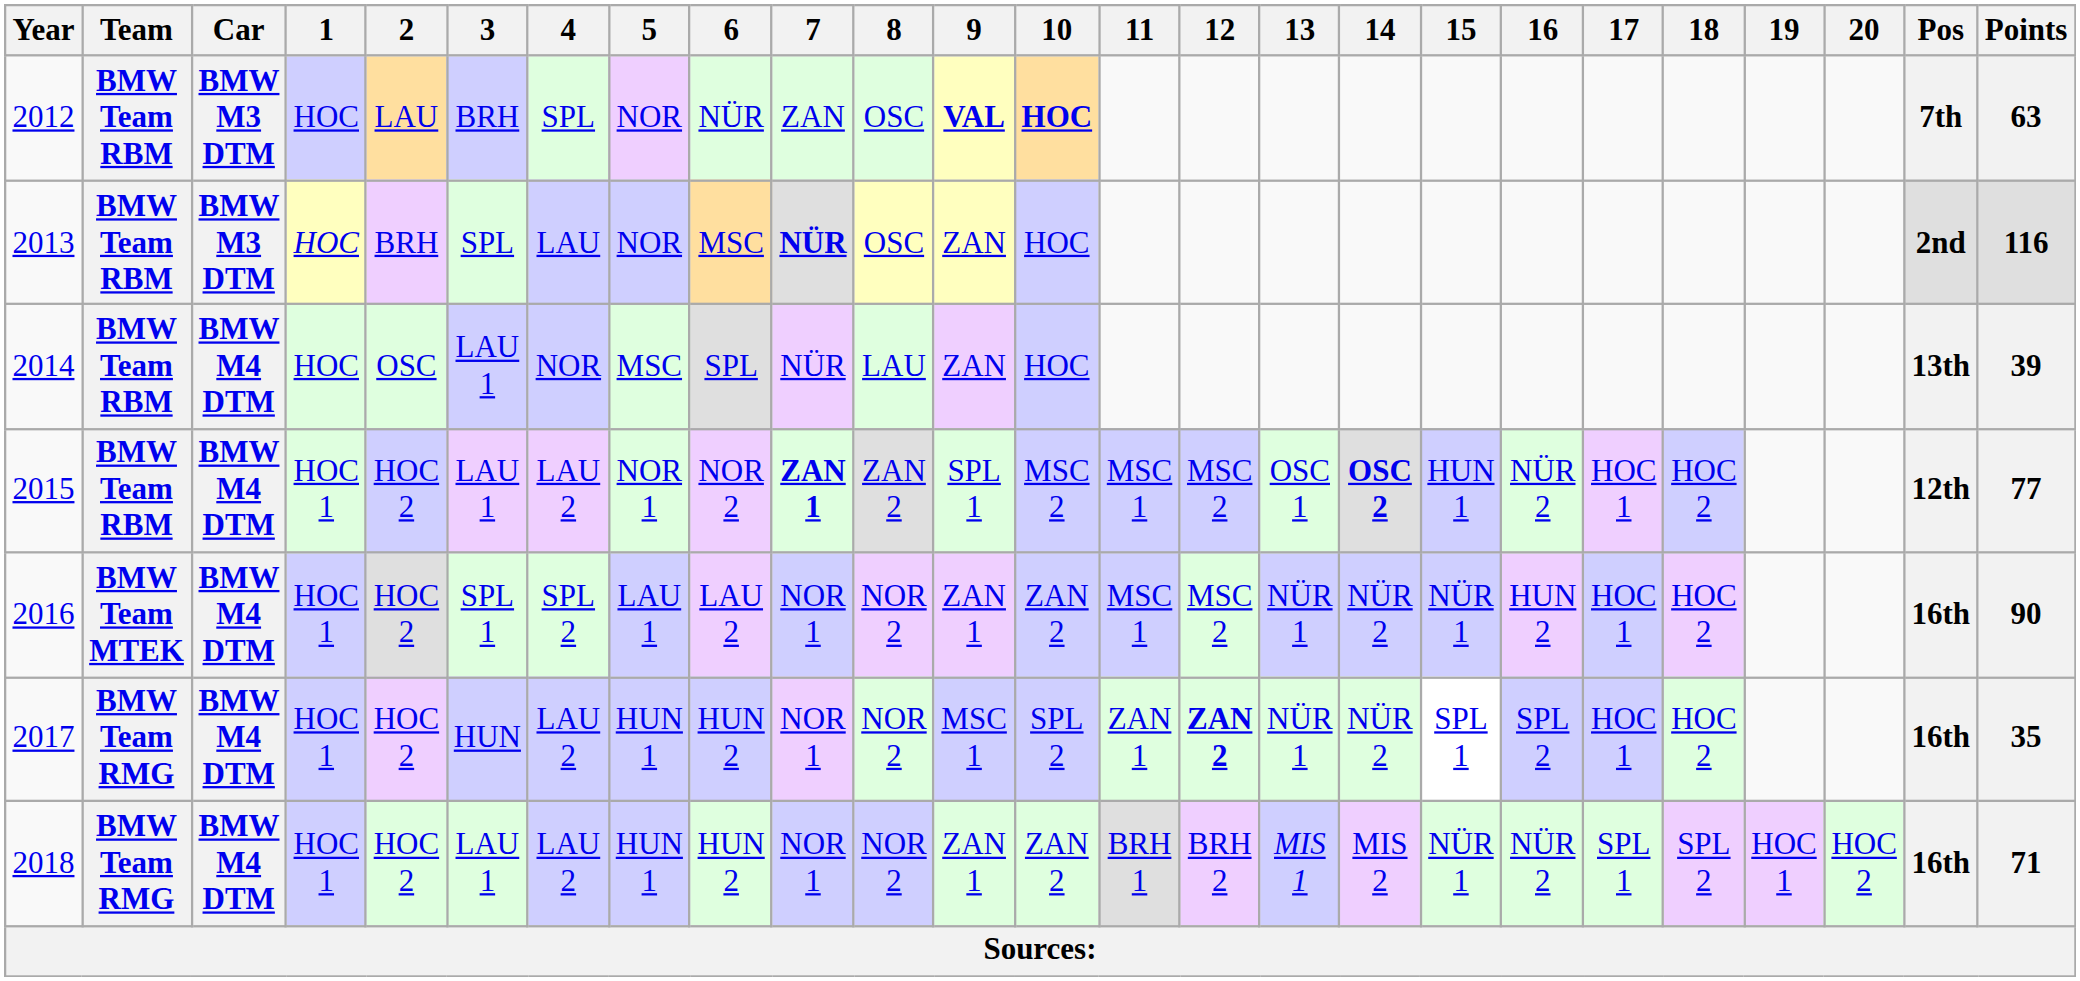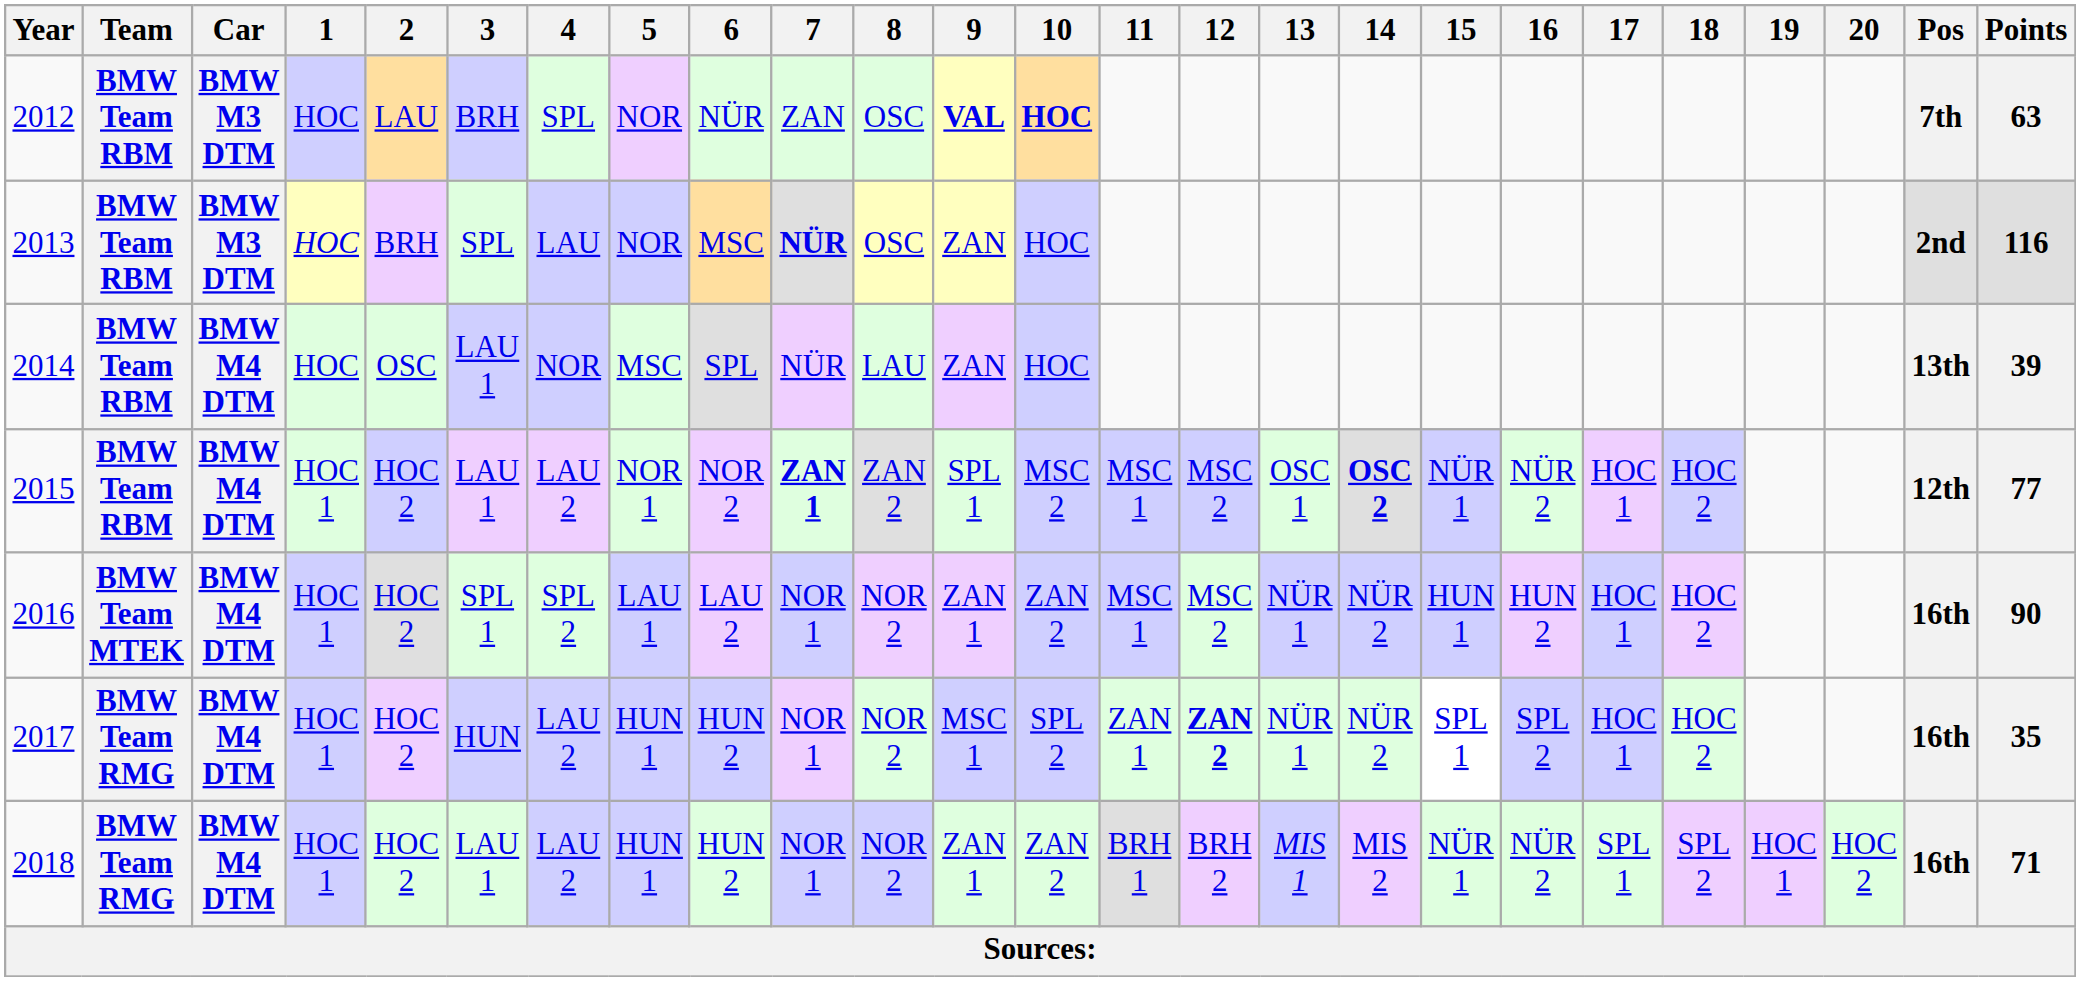(1461, 489) HUN 1 -> (1461, 489) NÜR 1
(1461, 613) NÜR 1 -> (1461, 613) HUN 1
